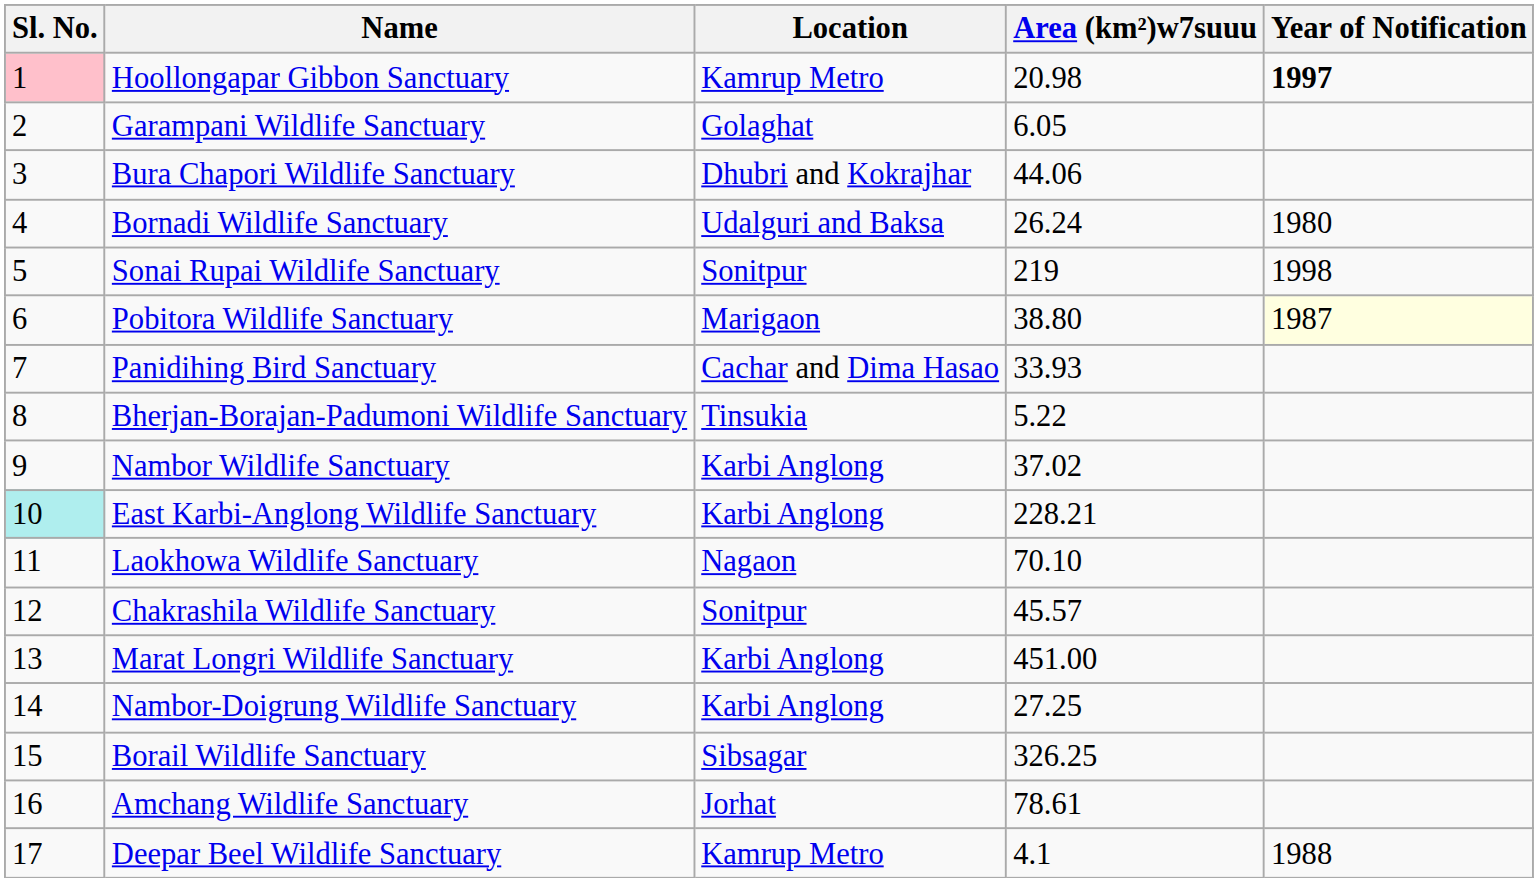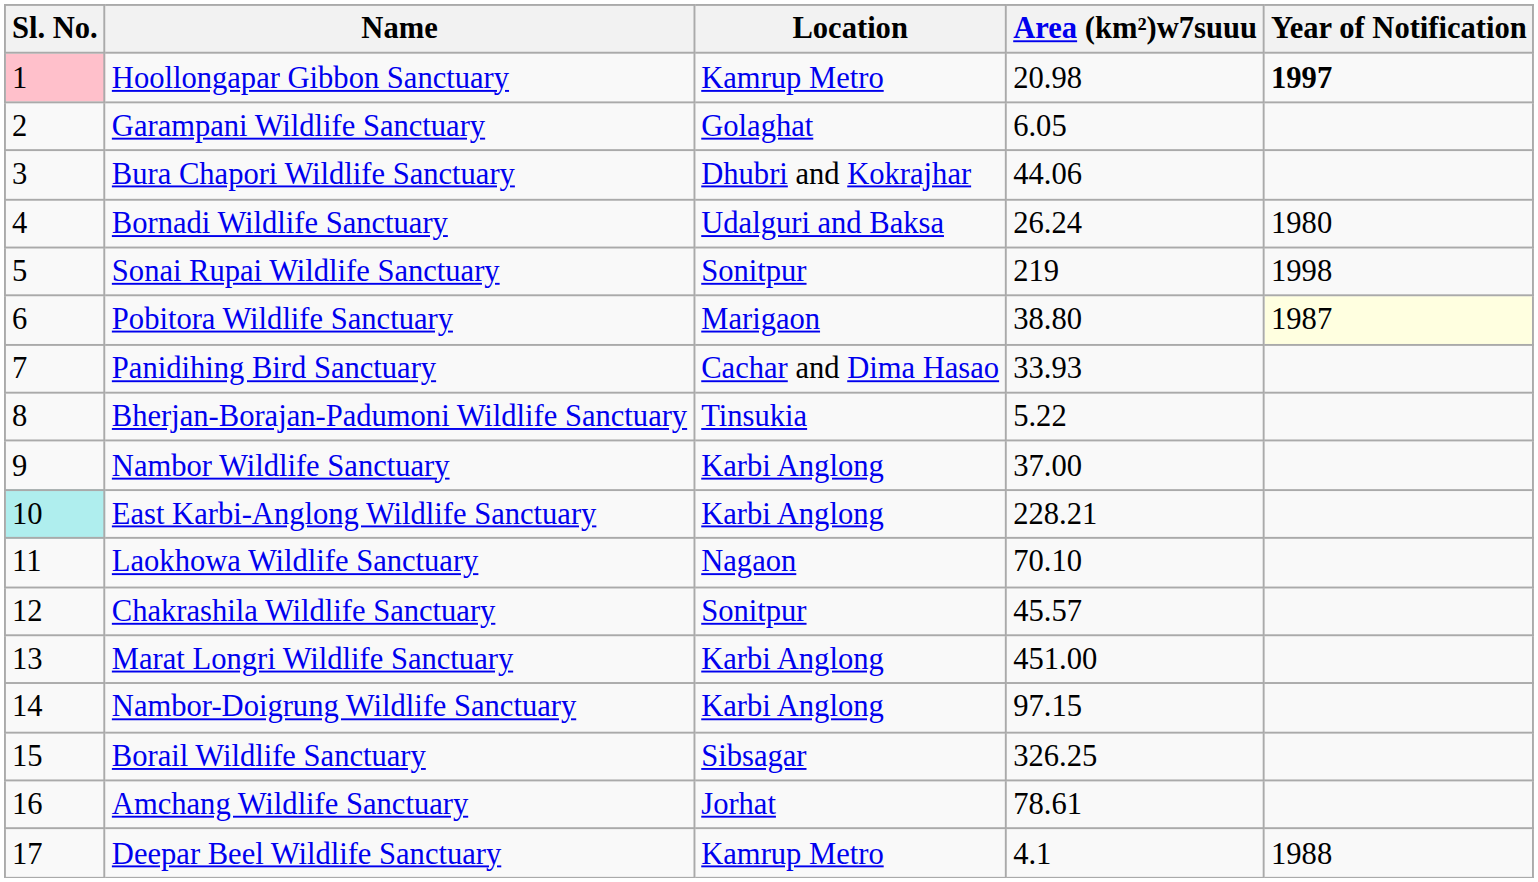(1048, 464) 37.02 -> (1048, 464) 37.00
(1048, 707) 27.25 -> (1048, 707) 97.15
